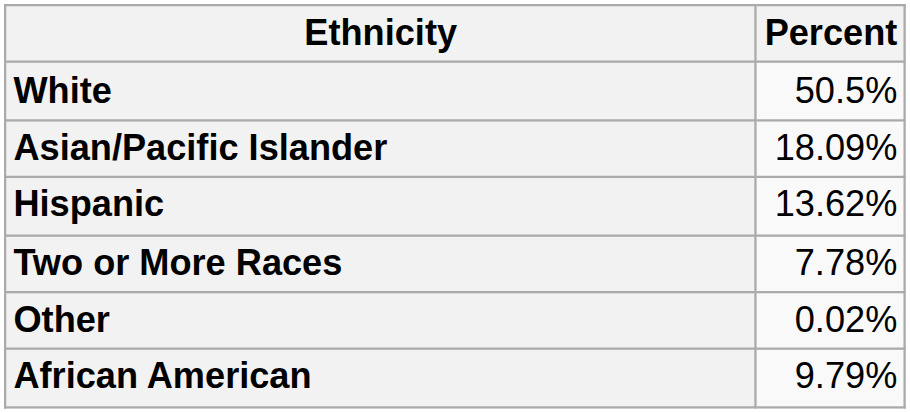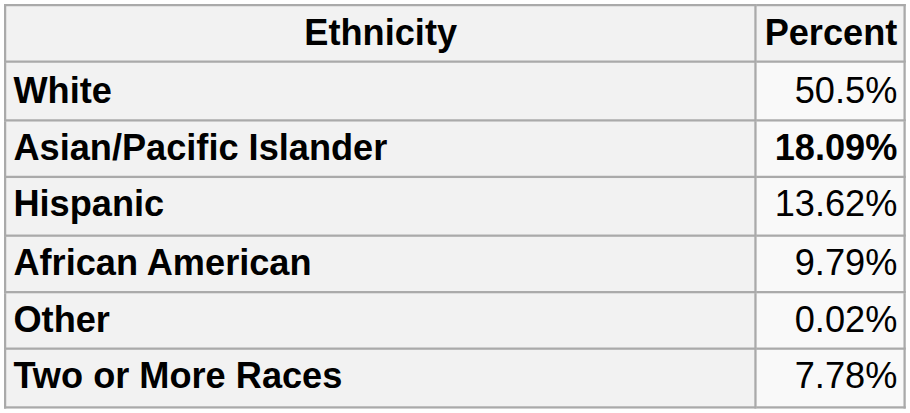(836, 147) normal -> (836, 147) bold
rows swapped: (163, 377) <-> (178, 262)
